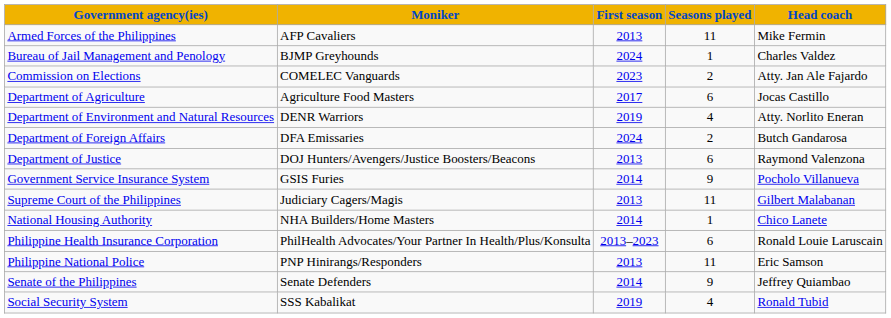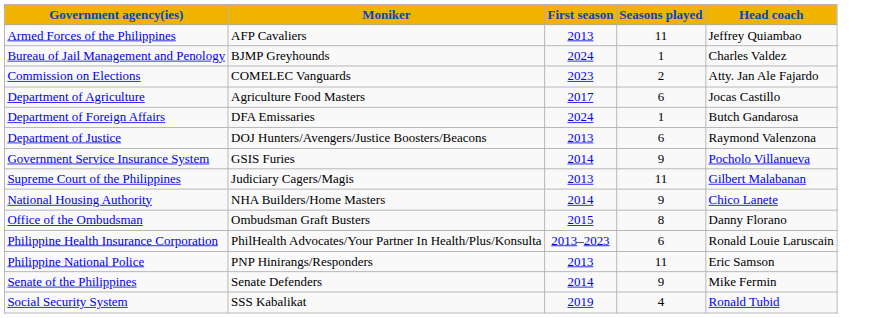(791, 35) Mike Fermin -> (755, 35) Jeffrey Quiambao
- row: (141, 117)
(710, 138) 2 -> (661, 117) 1
(710, 220) 1 -> (661, 199) 9
+ row: (75, 220)
(804, 281) Jeffrey Quiambao -> (743, 281) Mike Fermin
